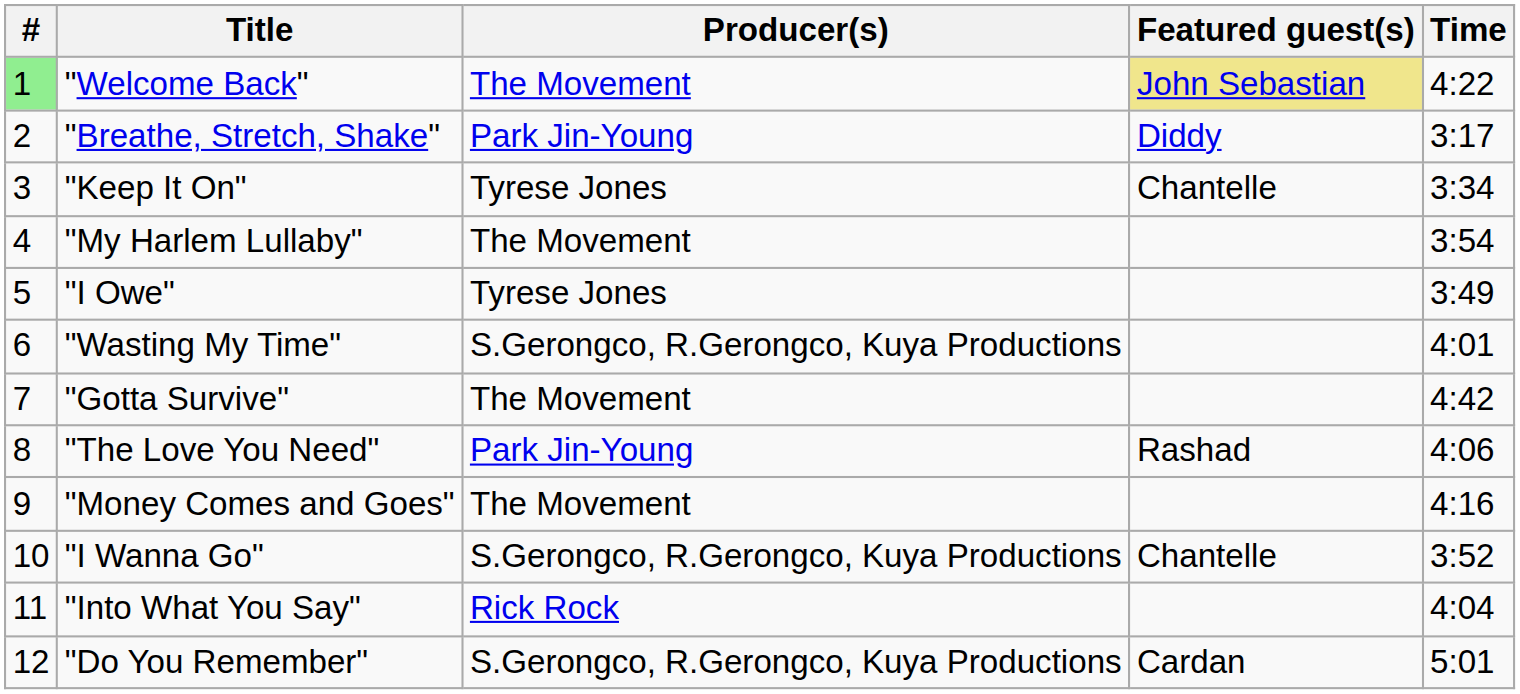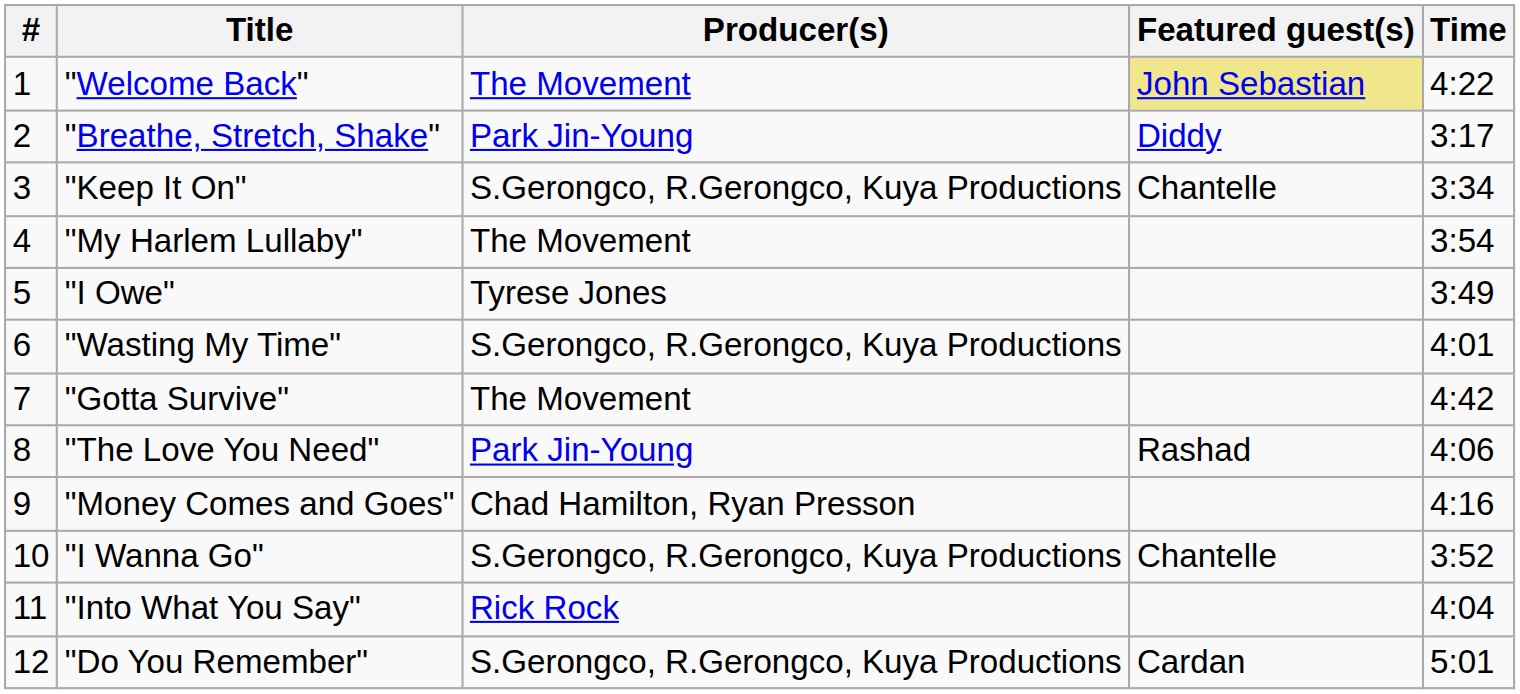(22, 83) lightgreen background -> (22, 83) no background
(568, 188) Tyrese Jones -> (796, 188) S.Gerongco, R.Gerongco, Kuya Productions
(580, 503) The Movement -> (693, 503) Chad Hamilton, Ryan Presson
